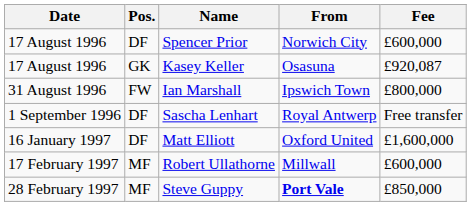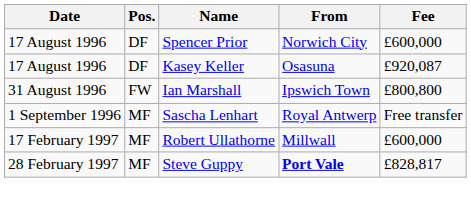(139, 66) GK -> (138, 66) DF
(413, 90) £800,000 -> (413, 90) £800,800
(138, 115) DF -> (139, 115) MF
- row: (198, 139)
(413, 189) £850,000 -> (413, 164) £828,817
